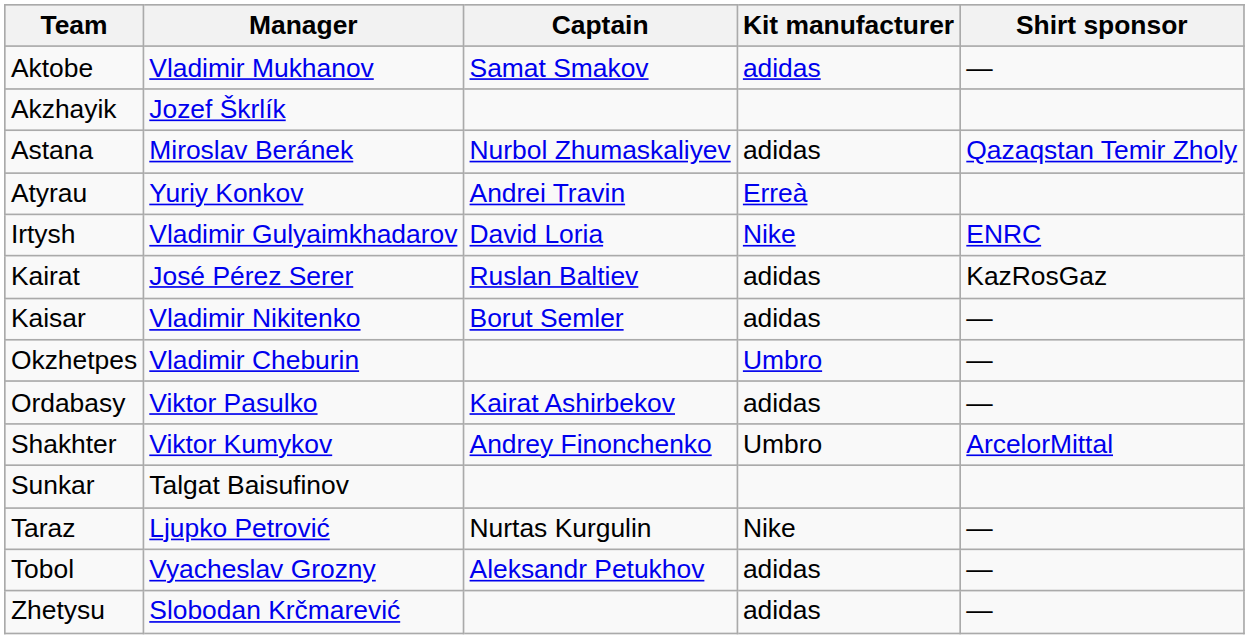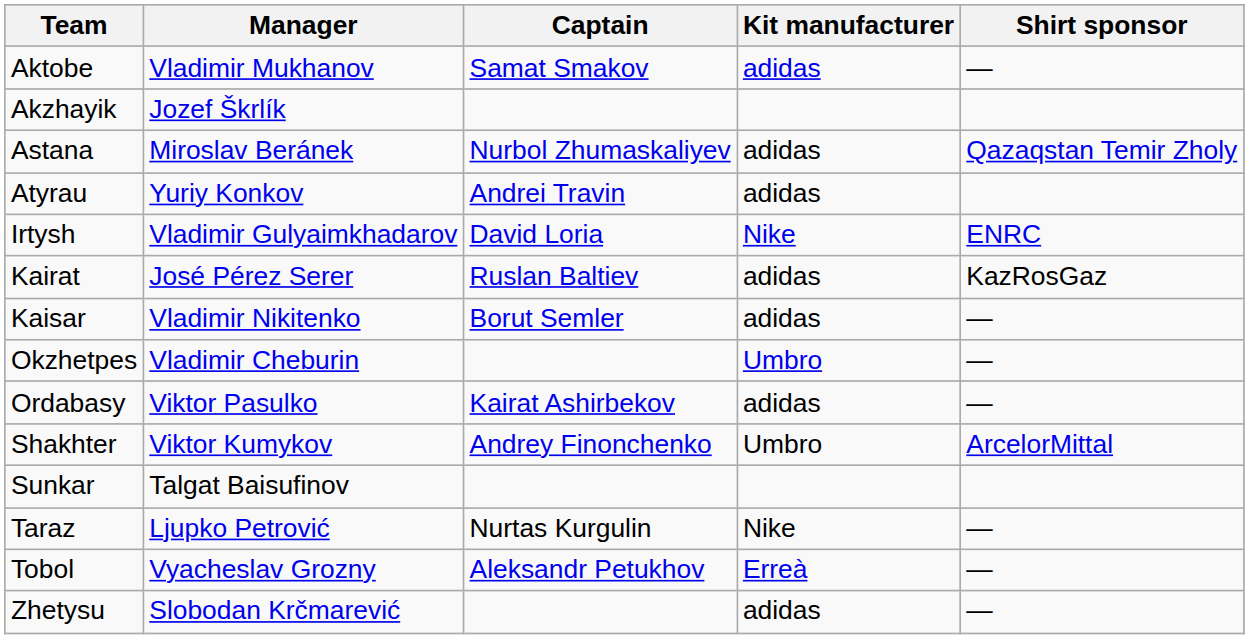(775, 192) Erreà -> (782, 192) adidas
(782, 569) adidas -> (775, 569) Erreà
